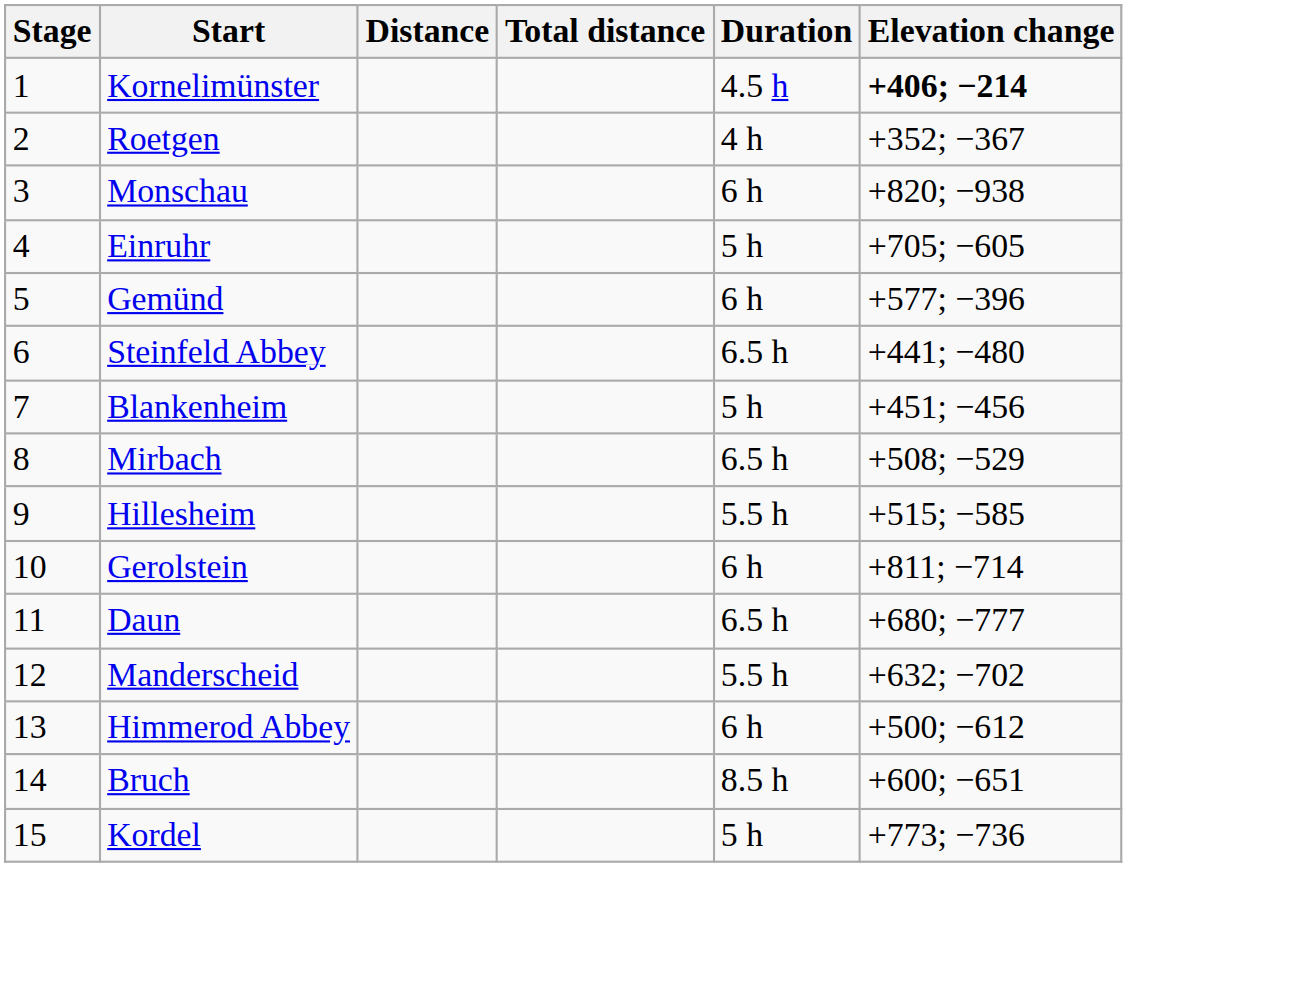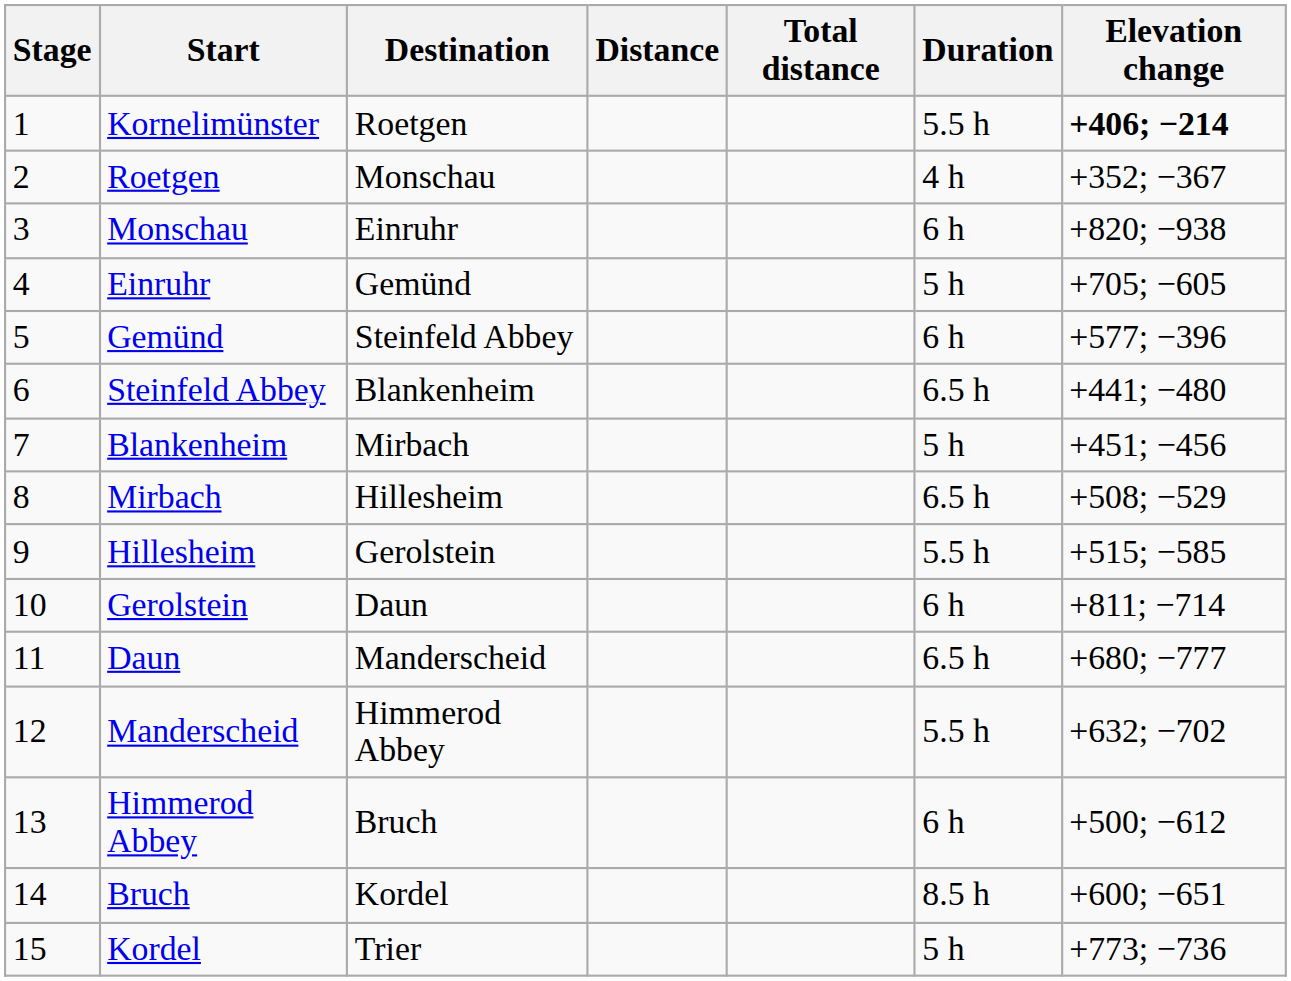+ column: (467, 50)
(755, 84) 4.5 h -> (956, 122) 5.5 h
